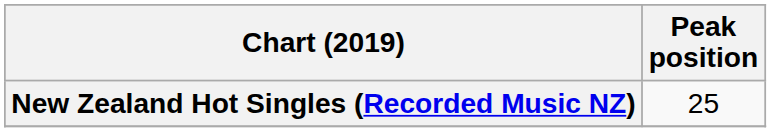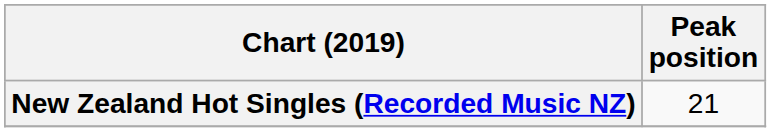(703, 103) 25 -> (703, 103) 21
